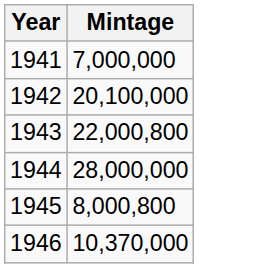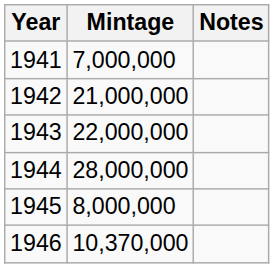+ column: (231, 22)
(130, 96) 20,100,000 -> (130, 96) 21,000,000
(130, 133) 22,000,800 -> (130, 133) 22,000,000
(124, 206) 8,000,800 -> (124, 206) 8,000,000
